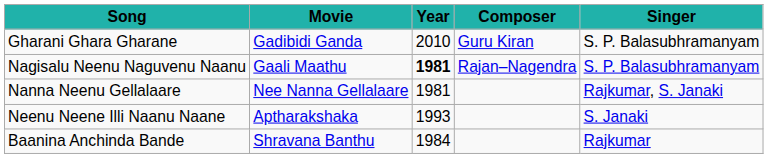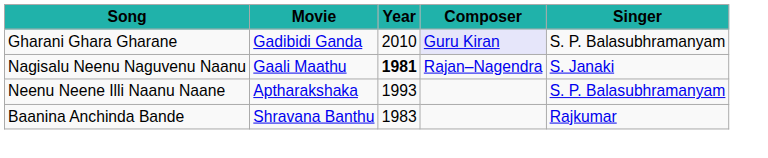(496, 41) no background -> (462, 41) lavender background
(671, 66) S. P. Balasubhramanyam -> (582, 66) S. Janaki
- row: (94, 91)
(616, 116) S. Janaki -> (638, 91) S. P. Balasubhramanyam
(433, 141) 1984 -> (399, 116) 1983
